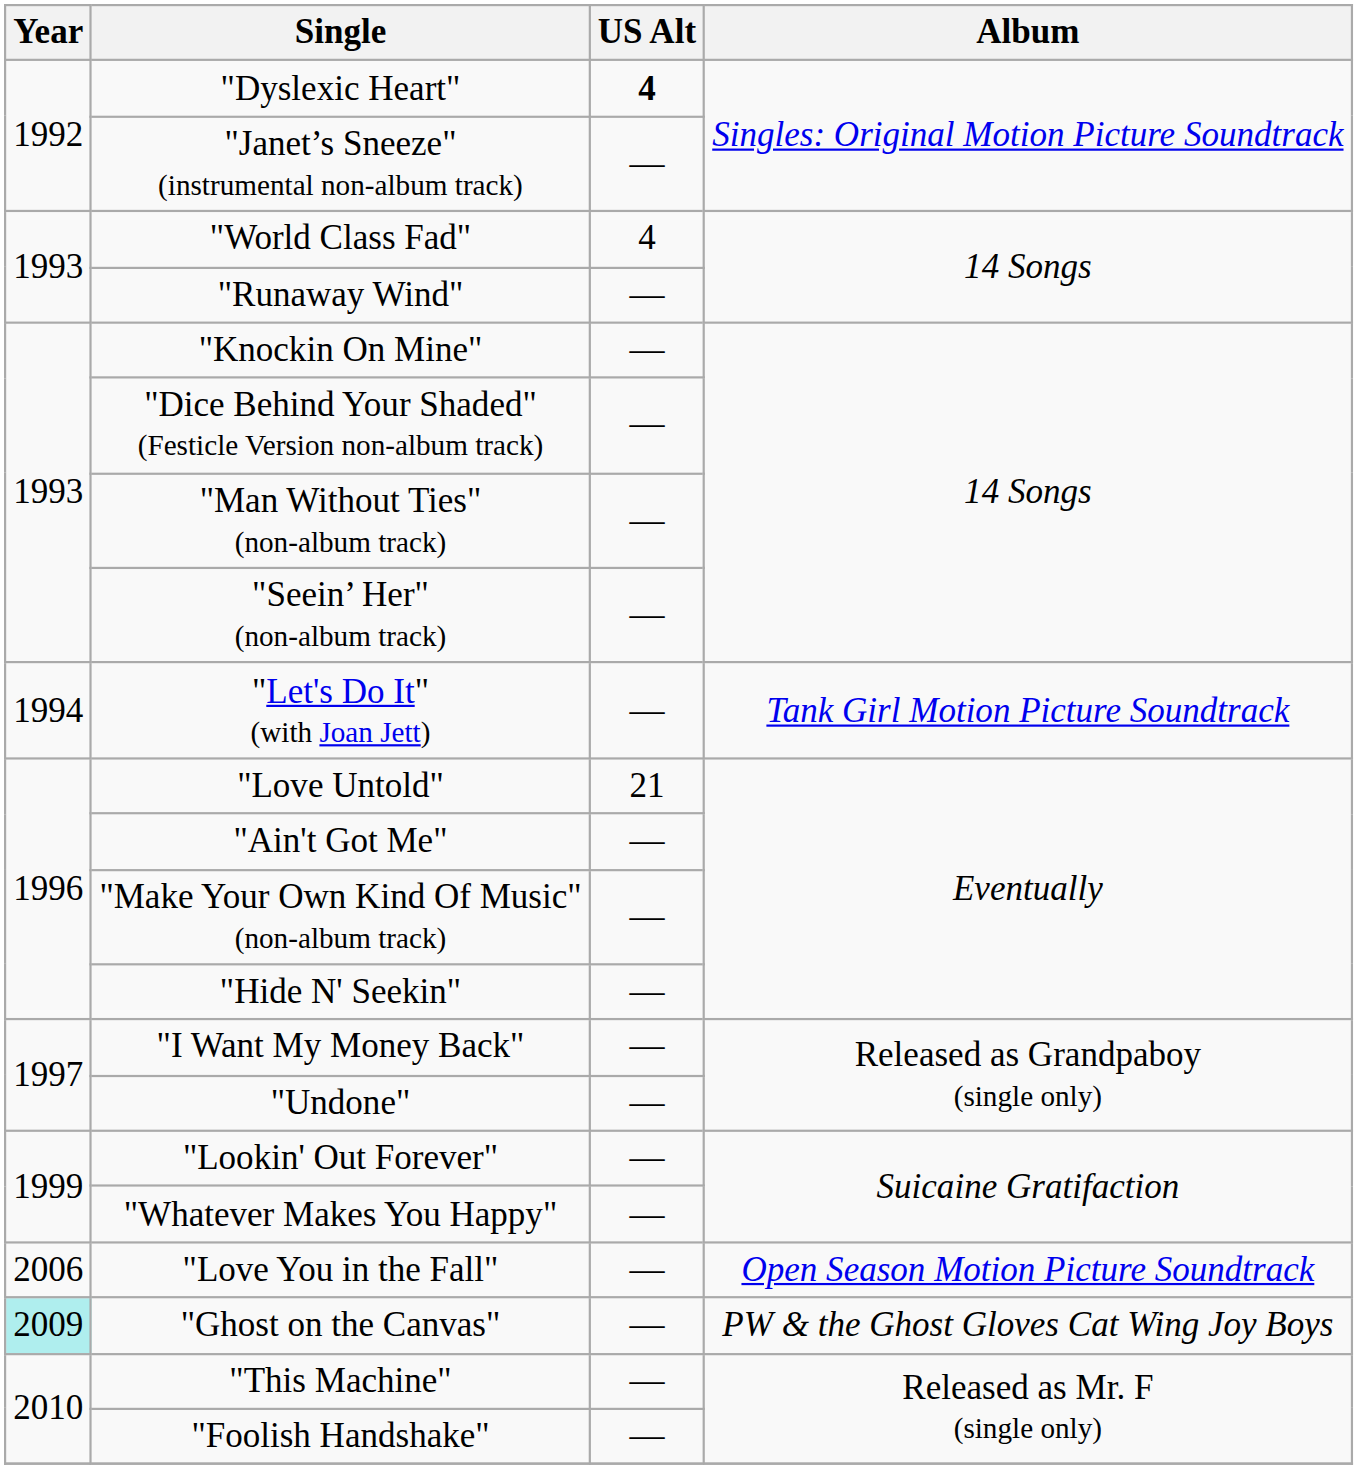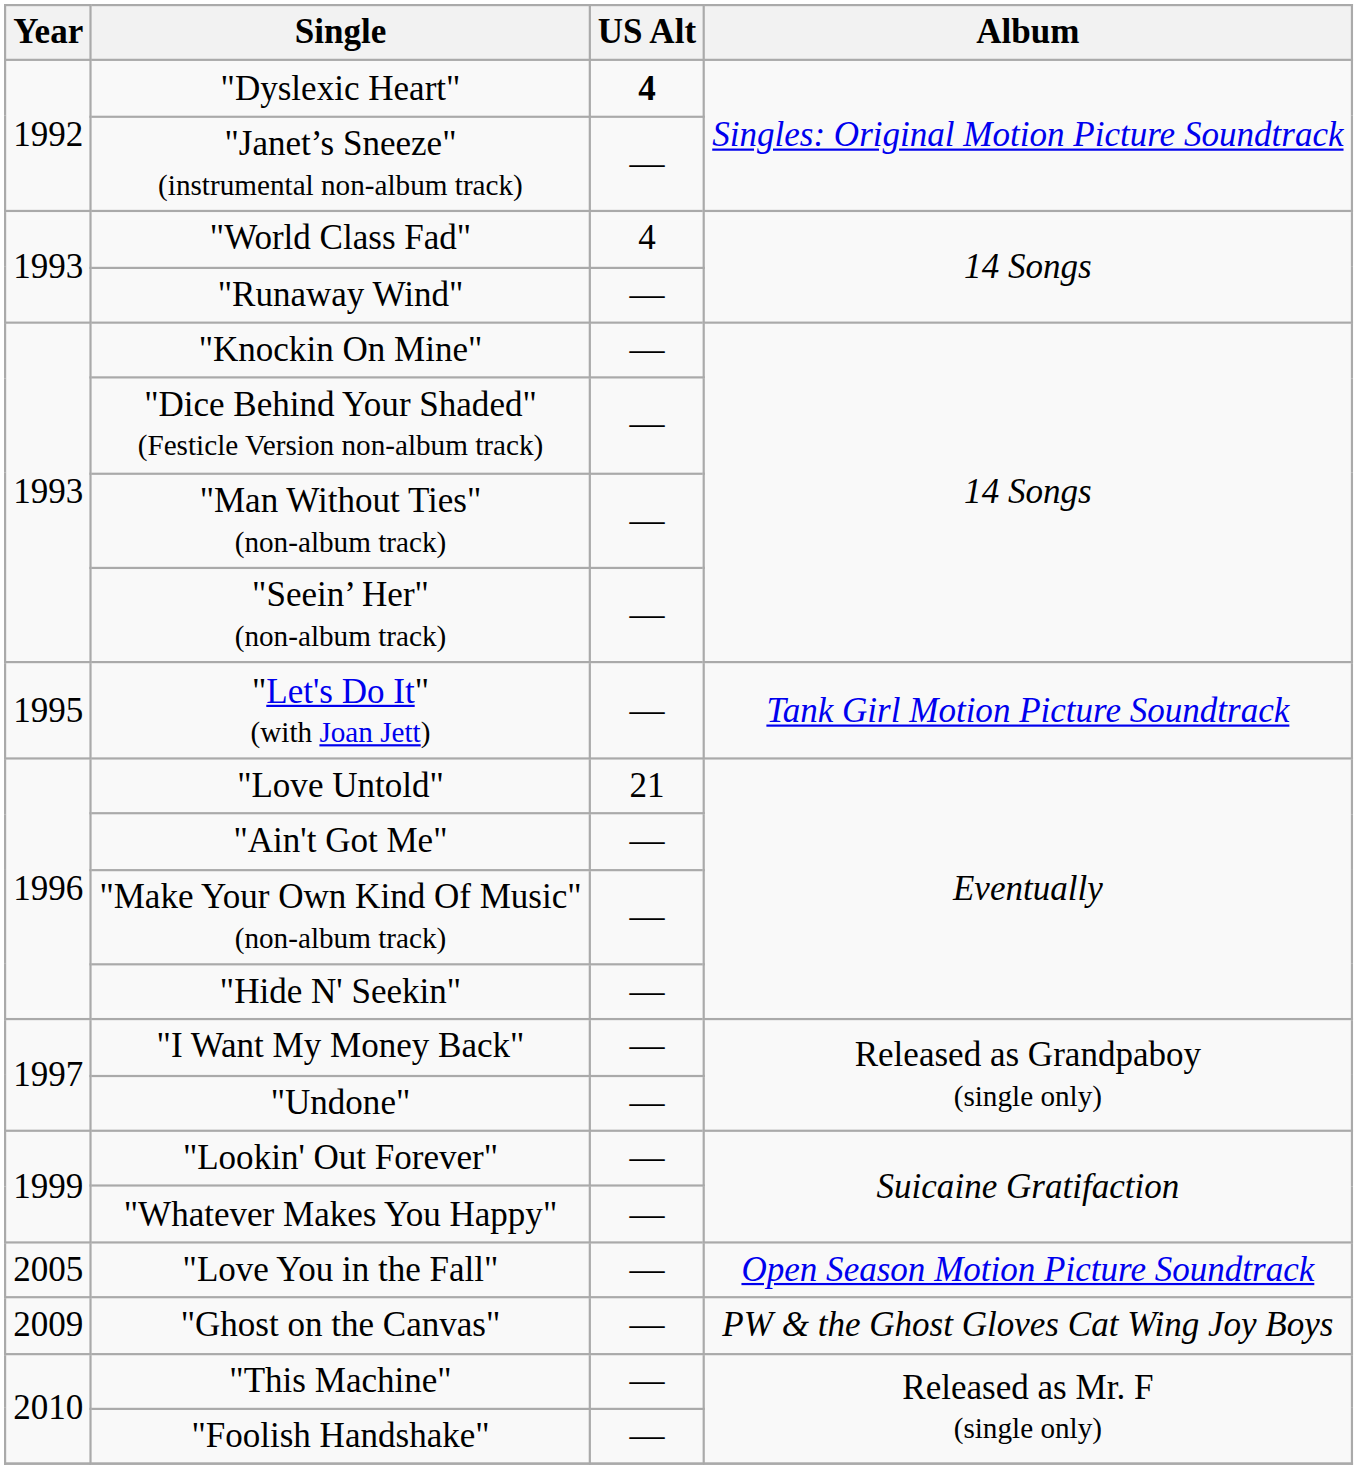(48, 709) 1994 -> (48, 709) 1995
(48, 1269) 2006 -> (48, 1269) 2005
(48, 1324) paleturquoise background -> (48, 1324) no background
